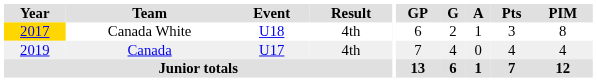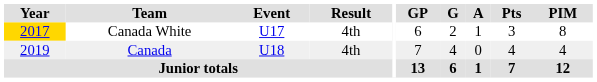(272, 31) U18 -> (272, 31) U17
(272, 50) U17 -> (272, 50) U18
